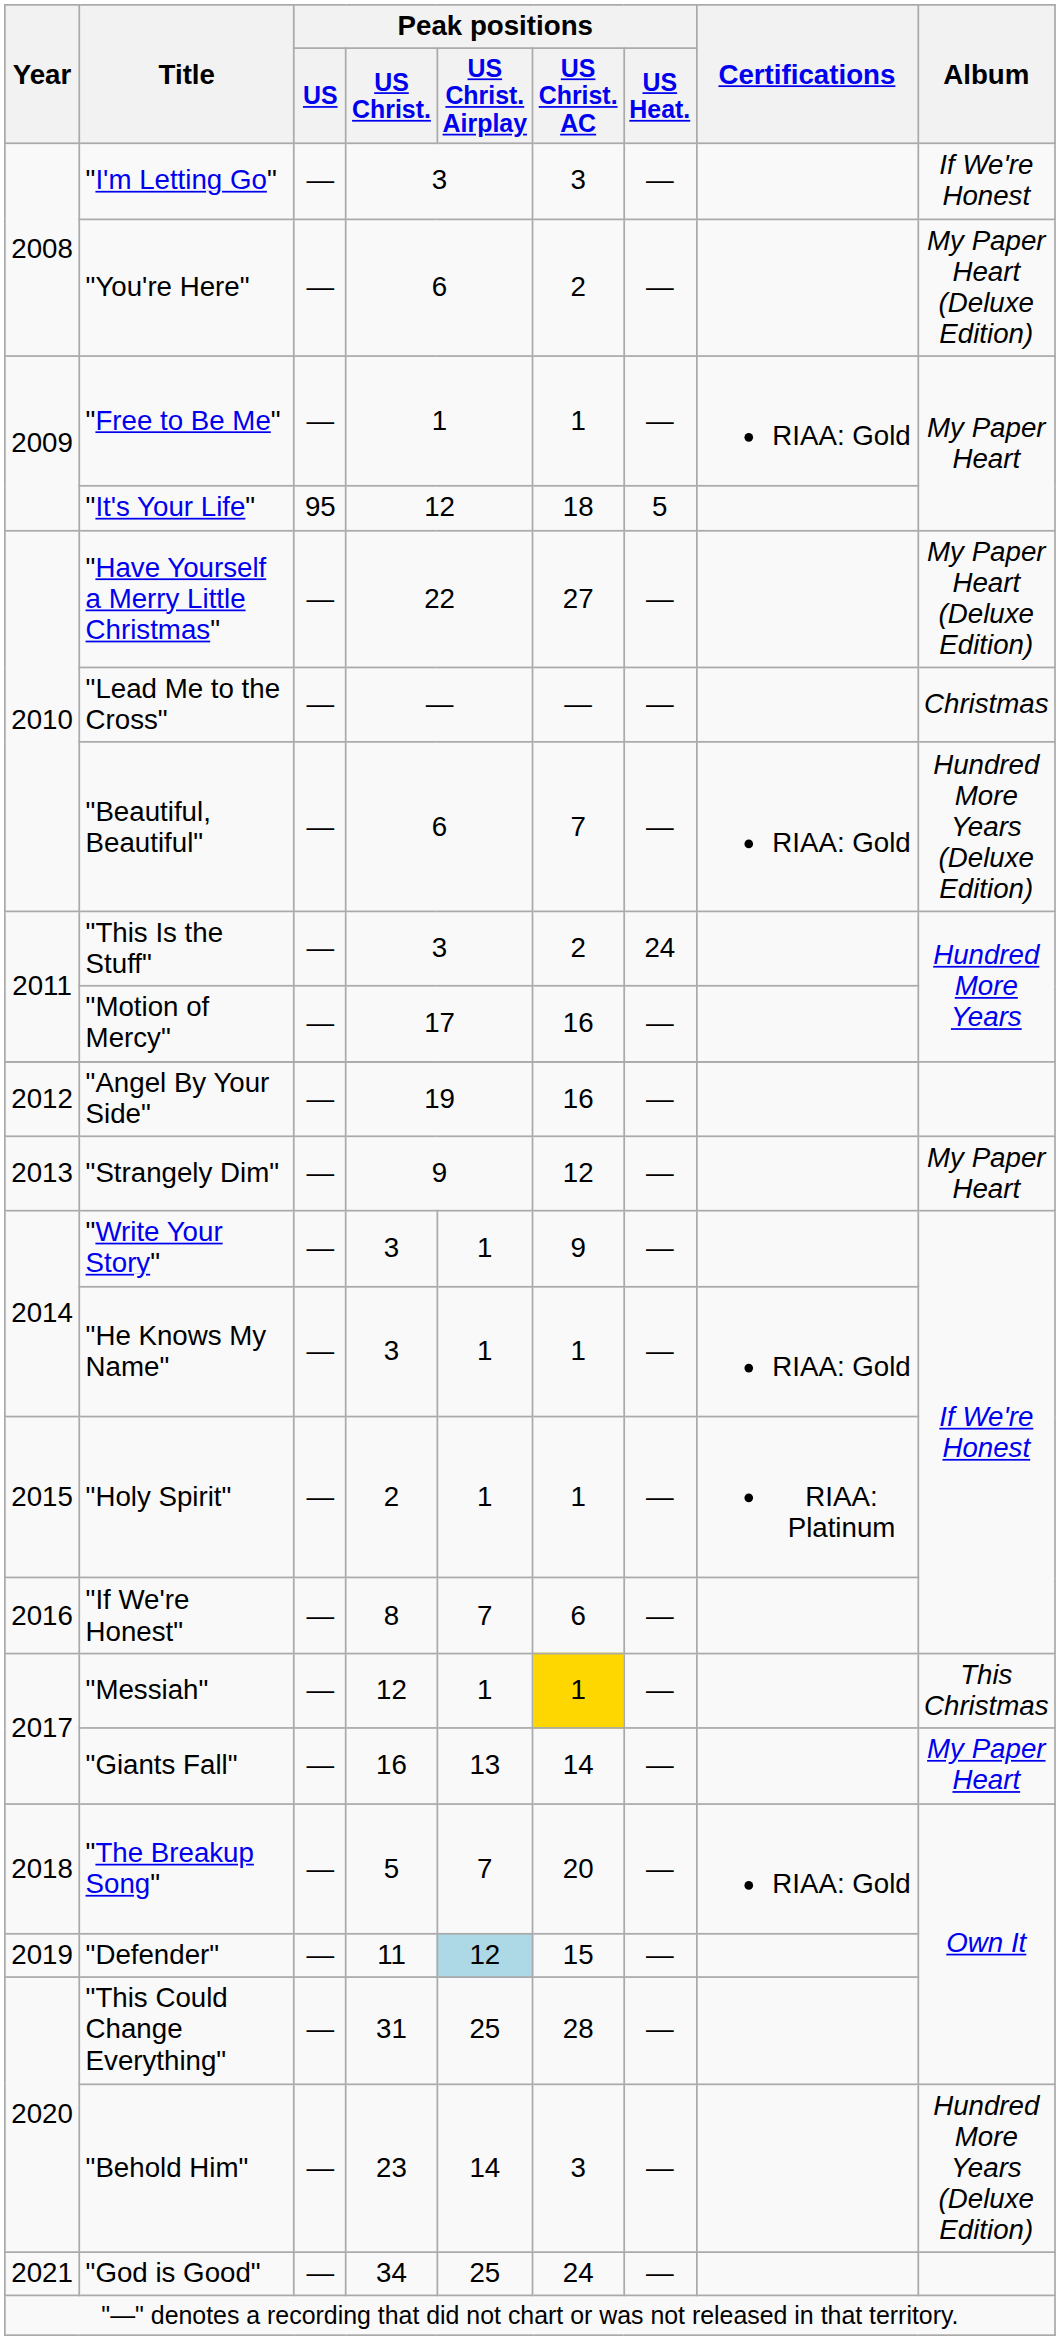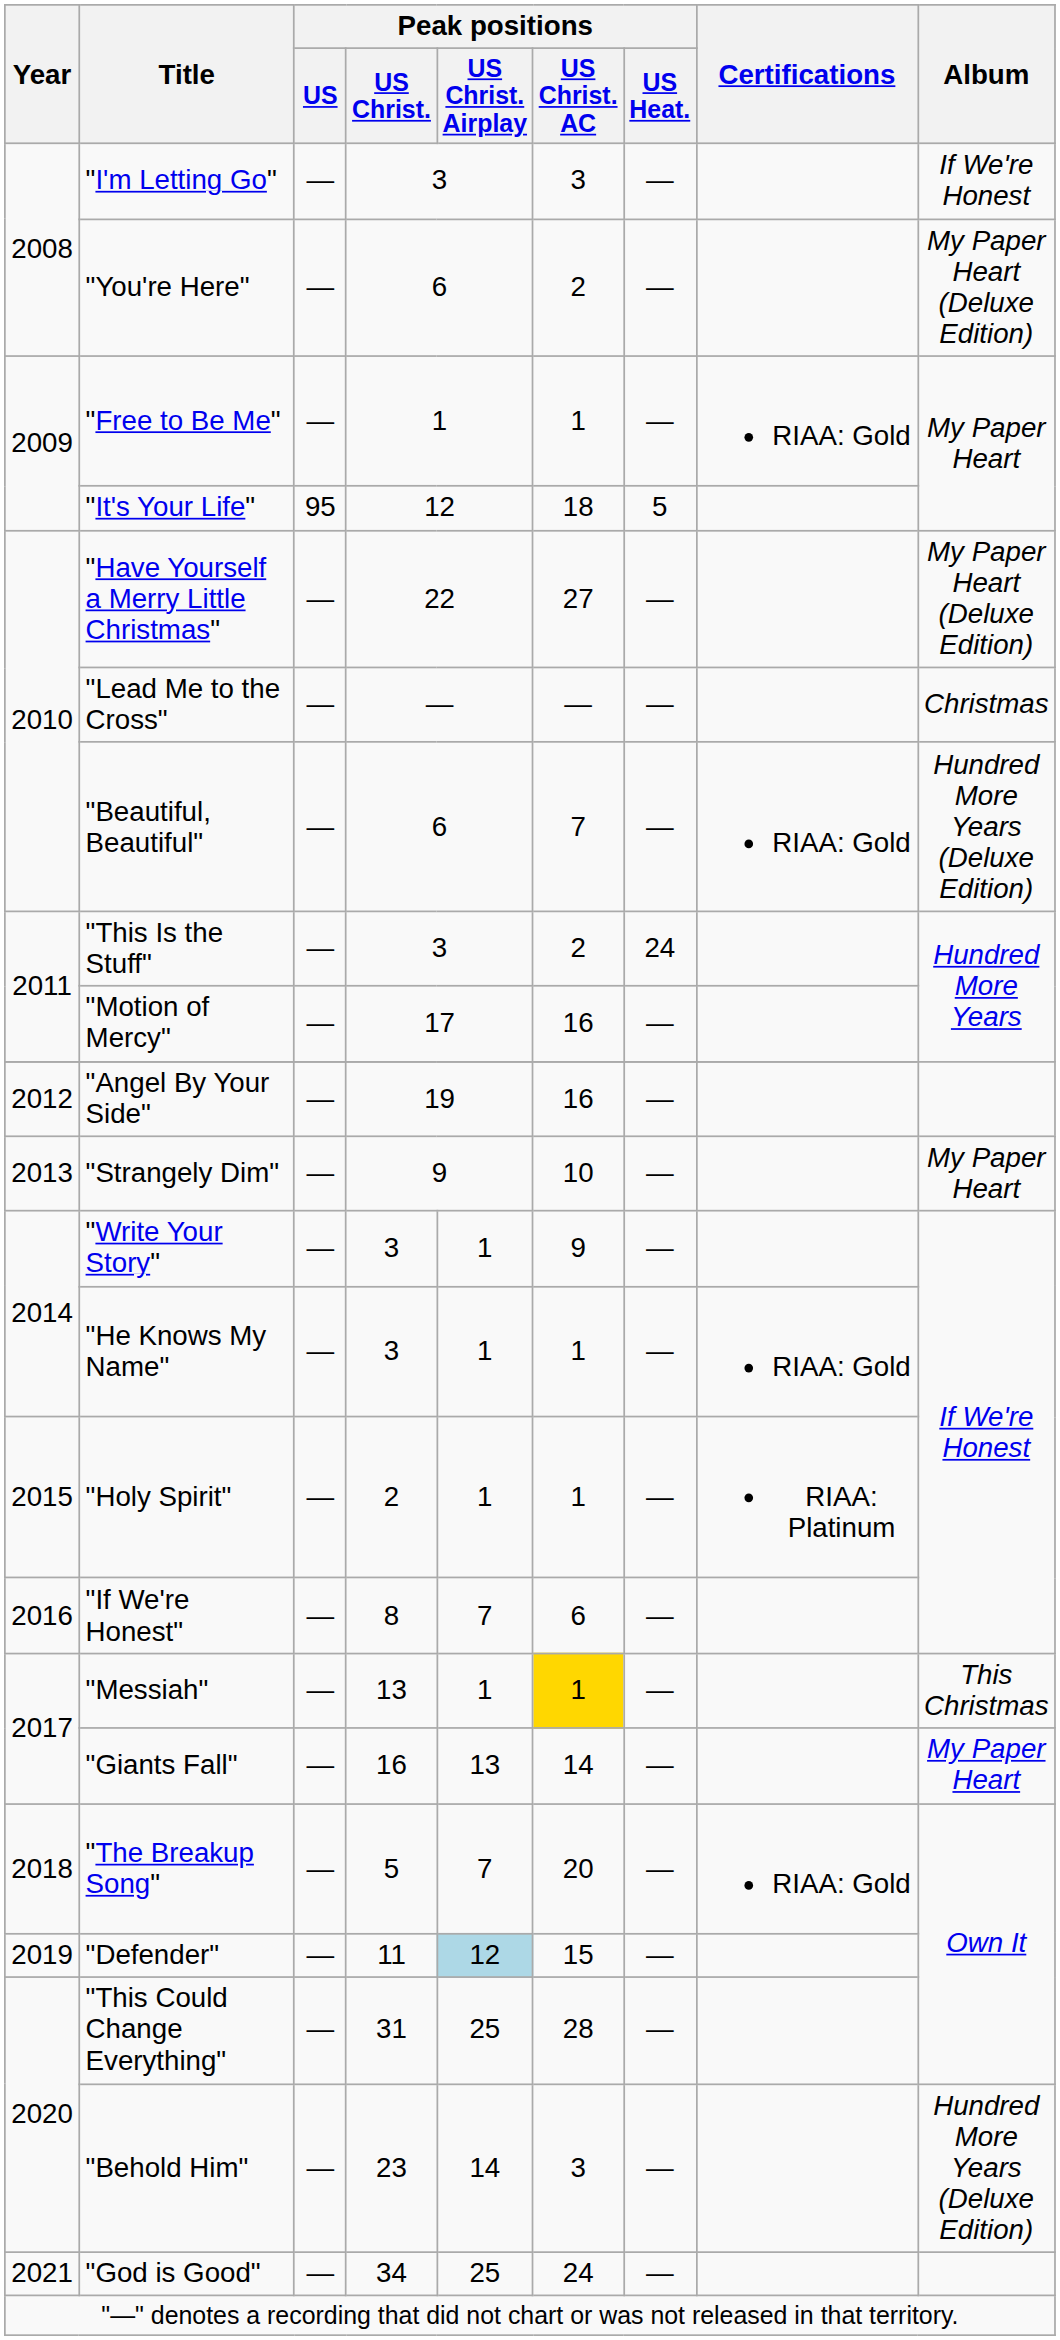(578, 1173) 12 -> (578, 1173) 10
(392, 1690) 12 -> (392, 1690) 13
